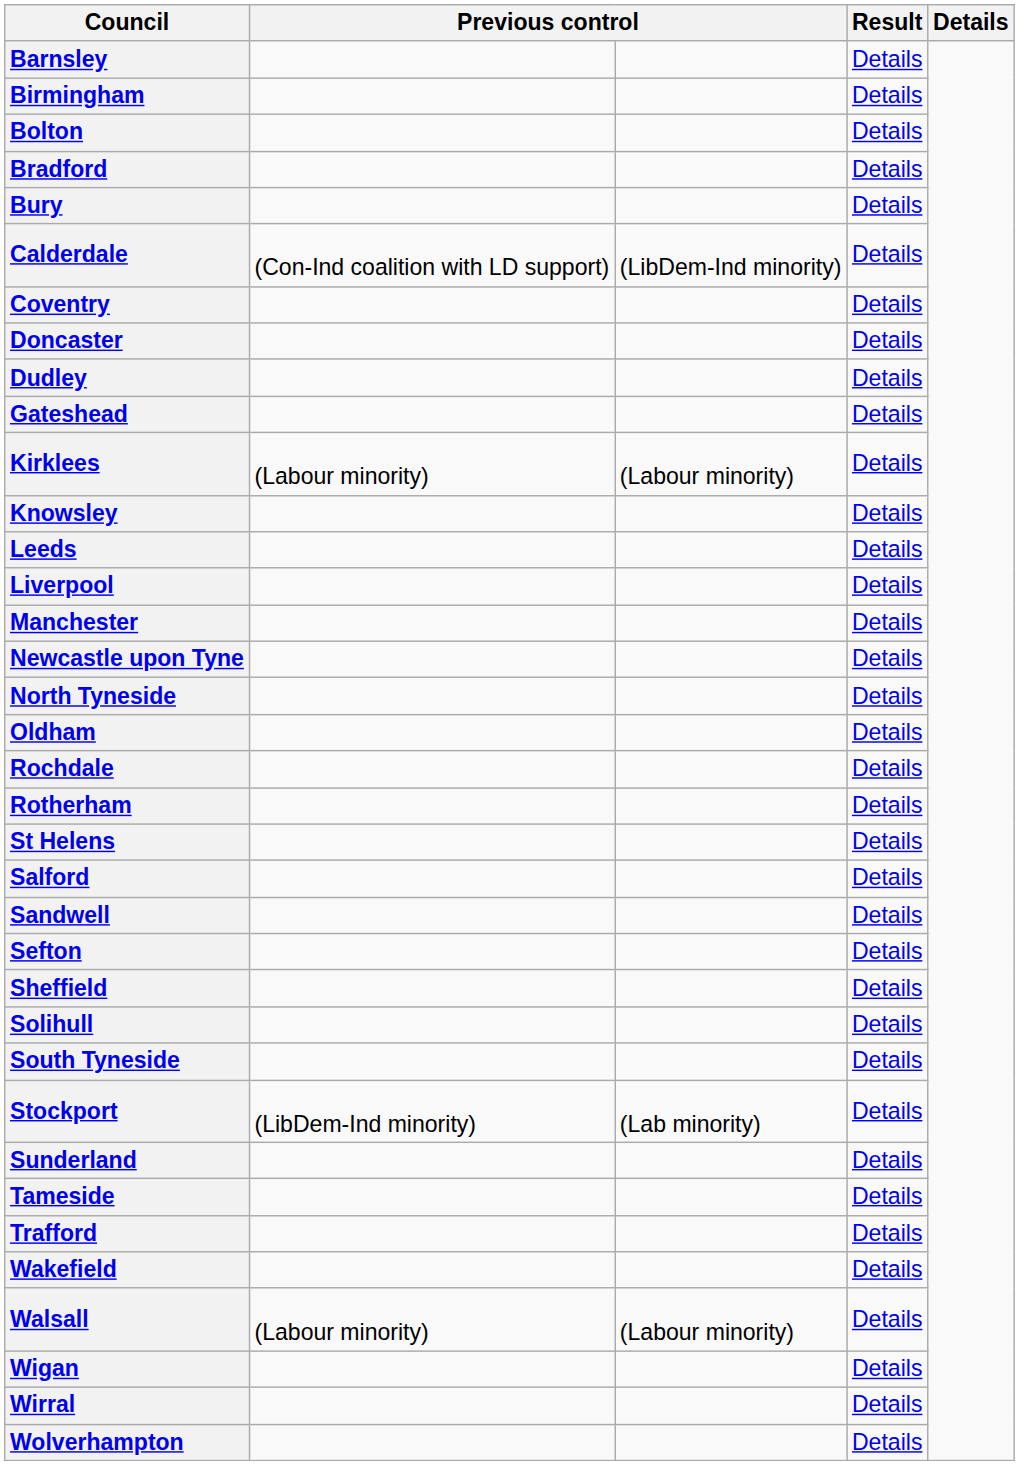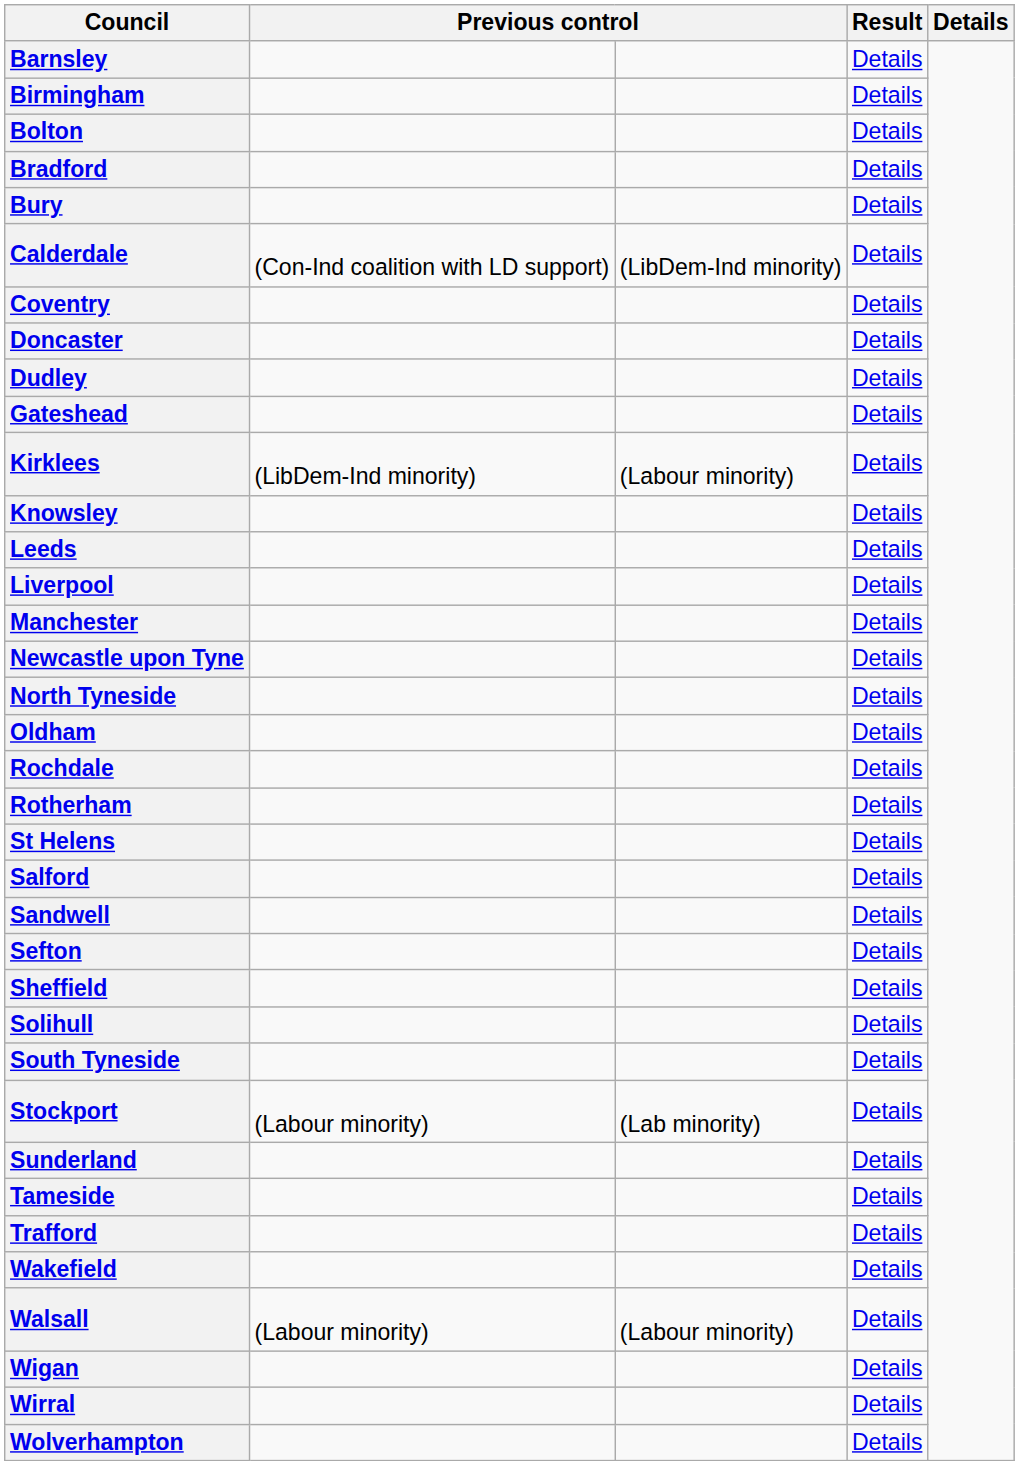(342, 476) (Labour minority) -> (365, 476) (LibDem-Ind minority)
(365, 1123) (LibDem-Ind minority) -> (342, 1123) (Labour minority)
